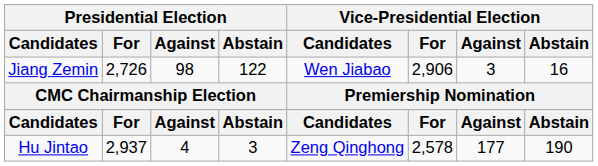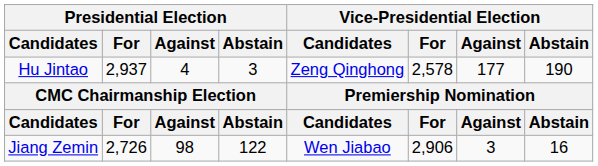rows swapped: (53, 148) <-> (53, 69)
